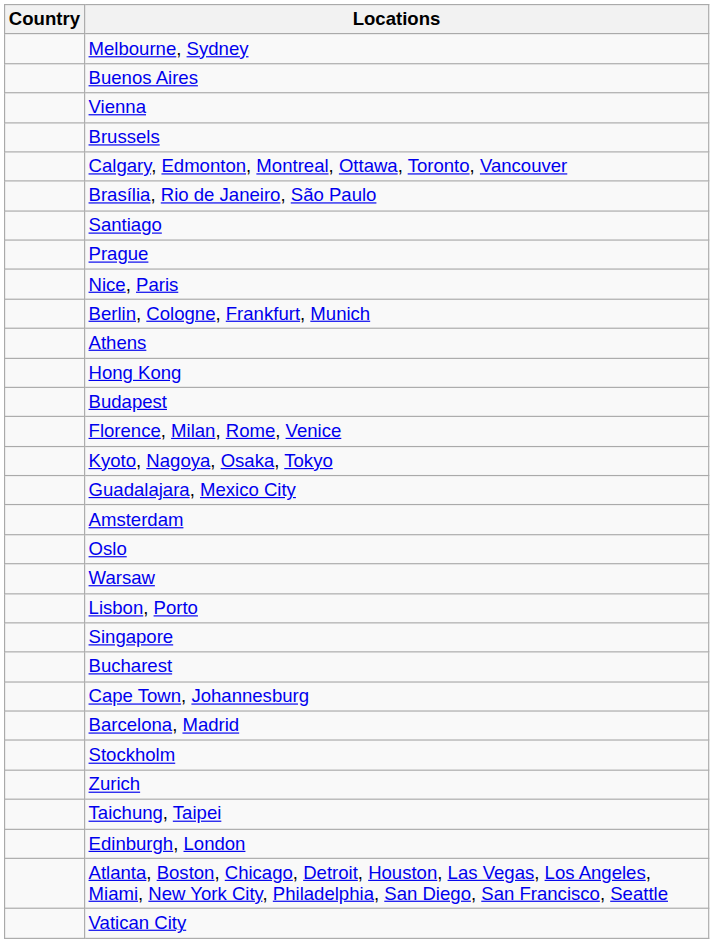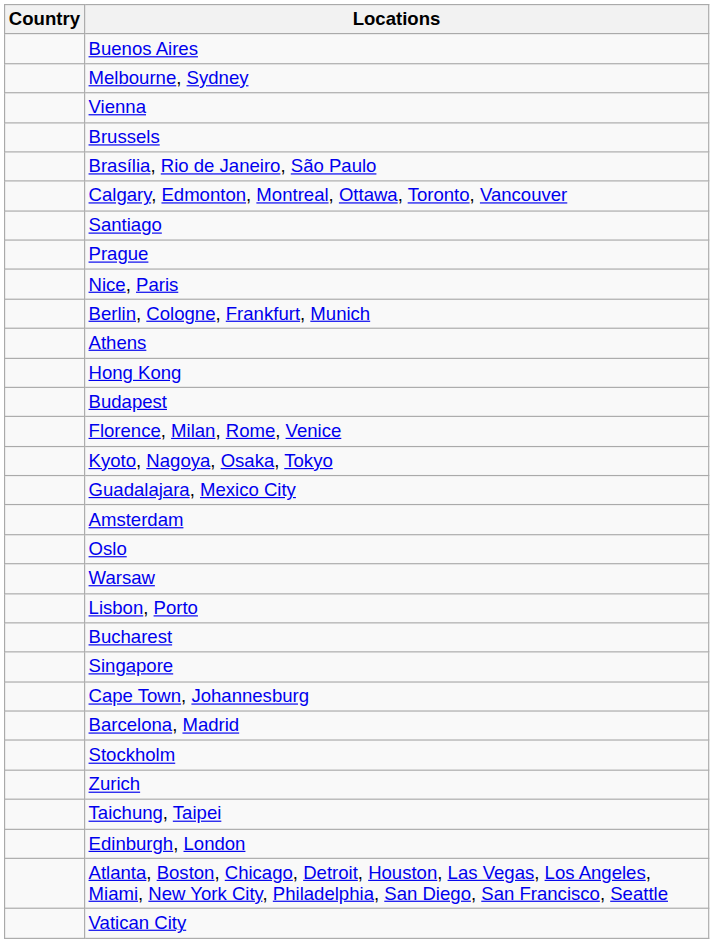rows swapped: (143, 78) <-> (169, 48)
rows swapped: (232, 195) <-> (328, 166)
rows swapped: (130, 666) <-> (131, 637)
